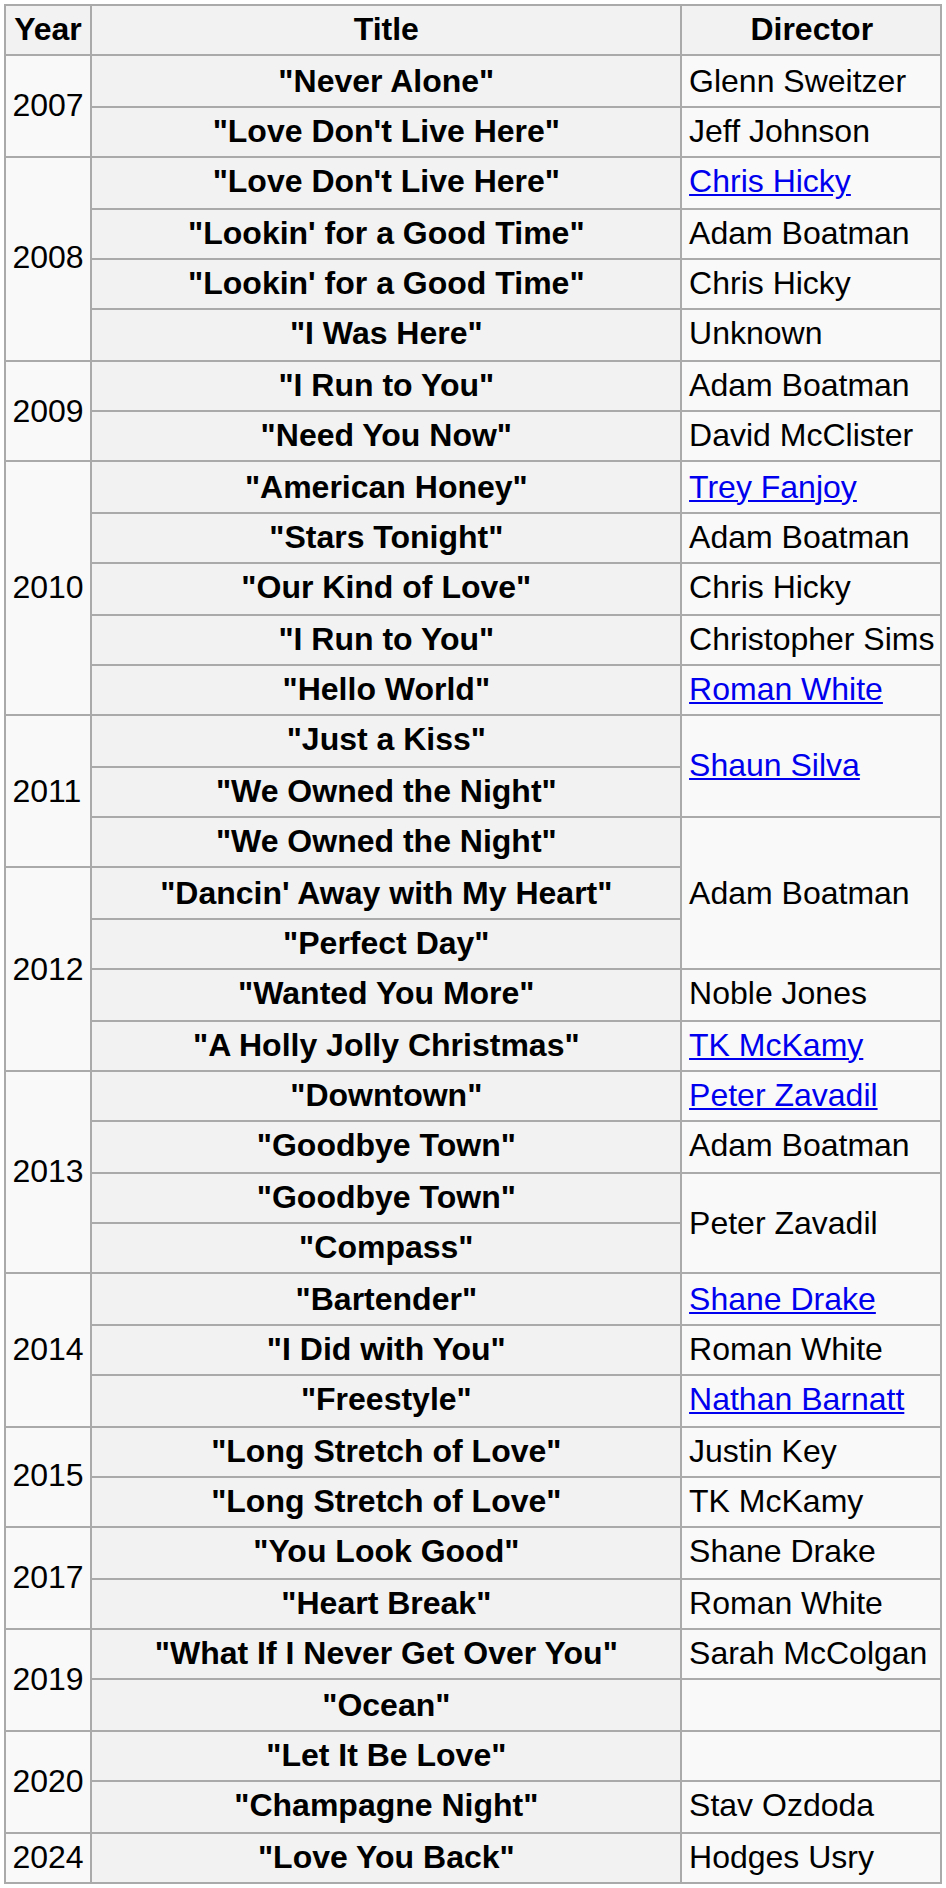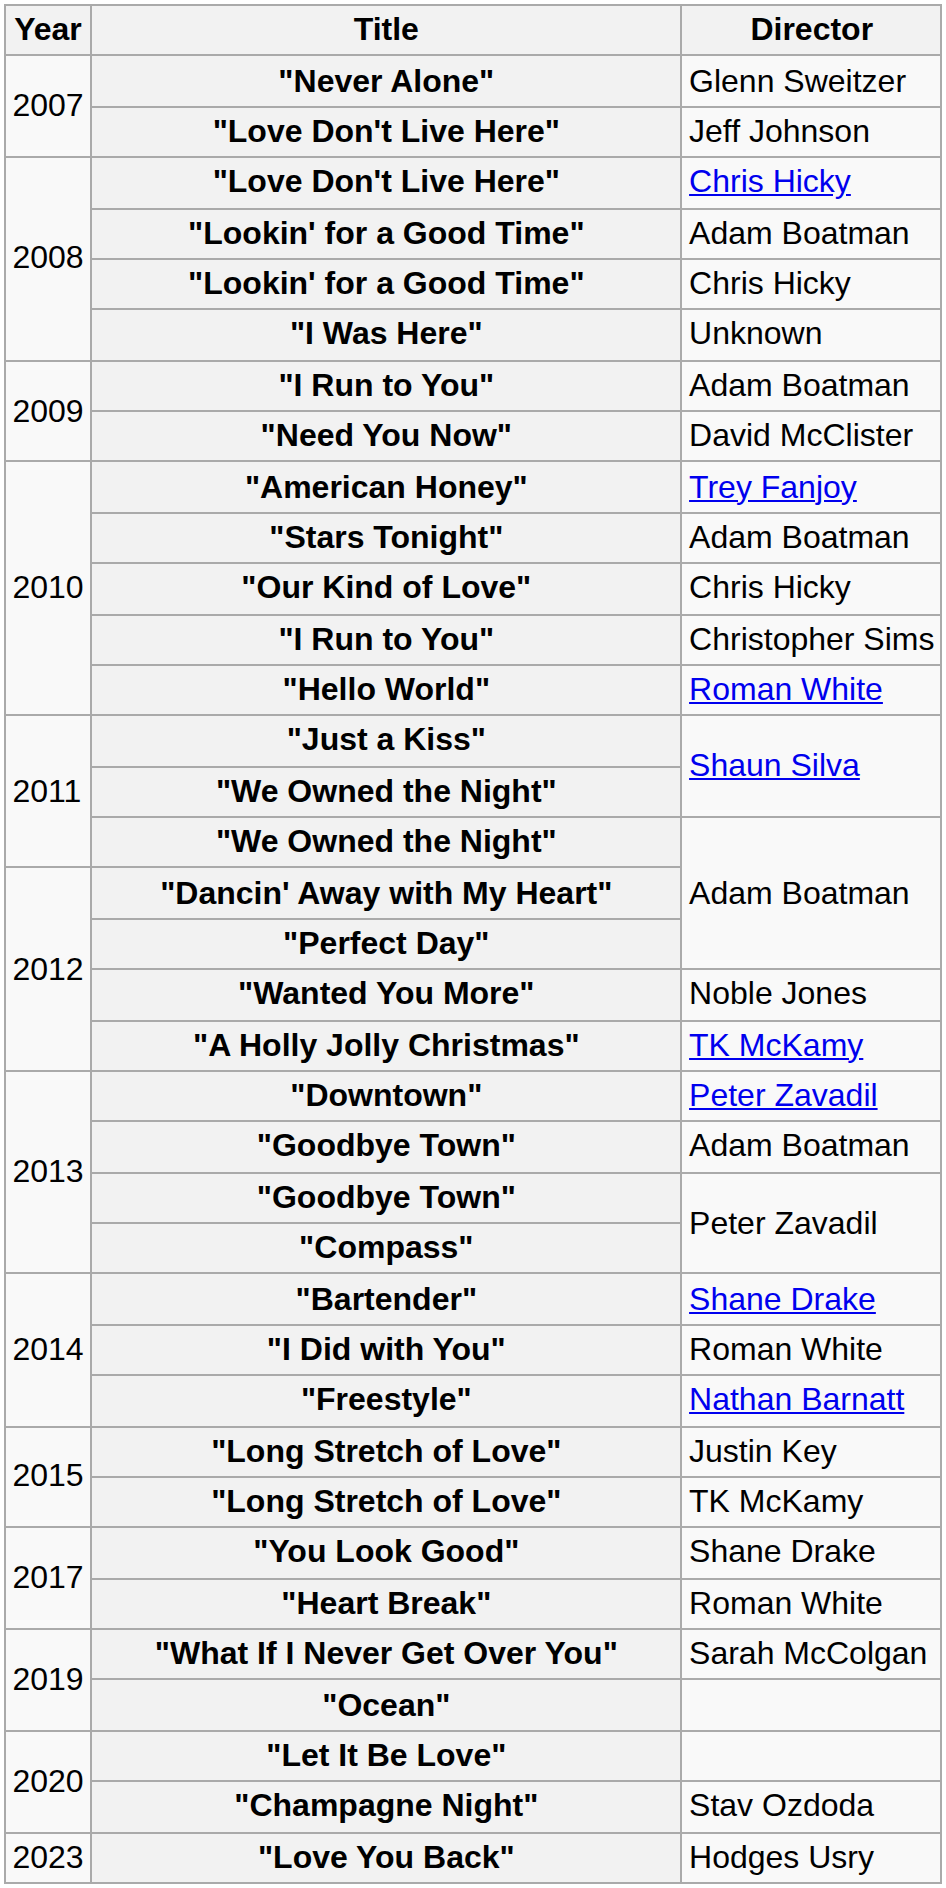(48, 1856) 2024 -> (48, 1856) 2023
